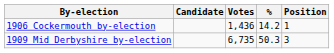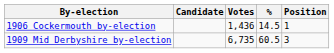(269, 26) 14.2 -> (269, 26) 14.5
(269, 40) 50.3 -> (269, 40) 60.5
